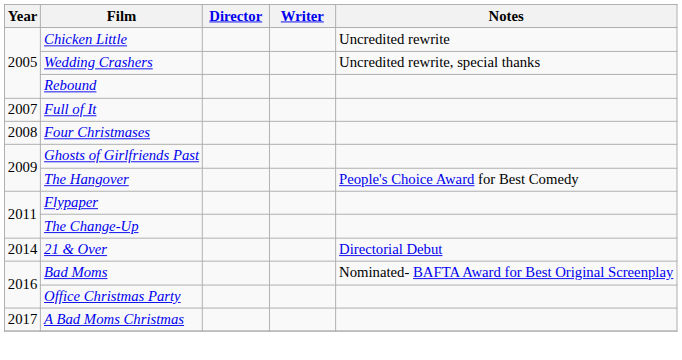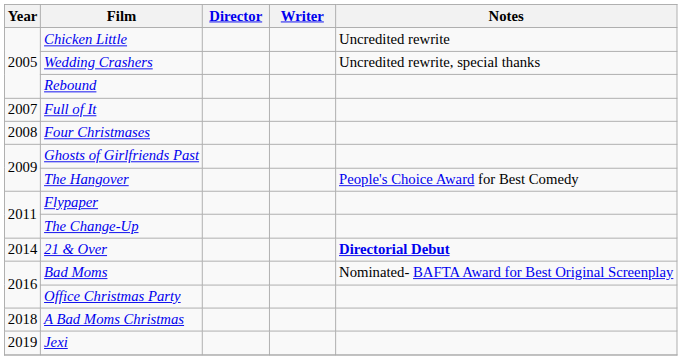(391, 249) normal -> (394, 249) bold
(23, 319) 2017 -> (23, 319) 2018
+ row: (56, 343)
